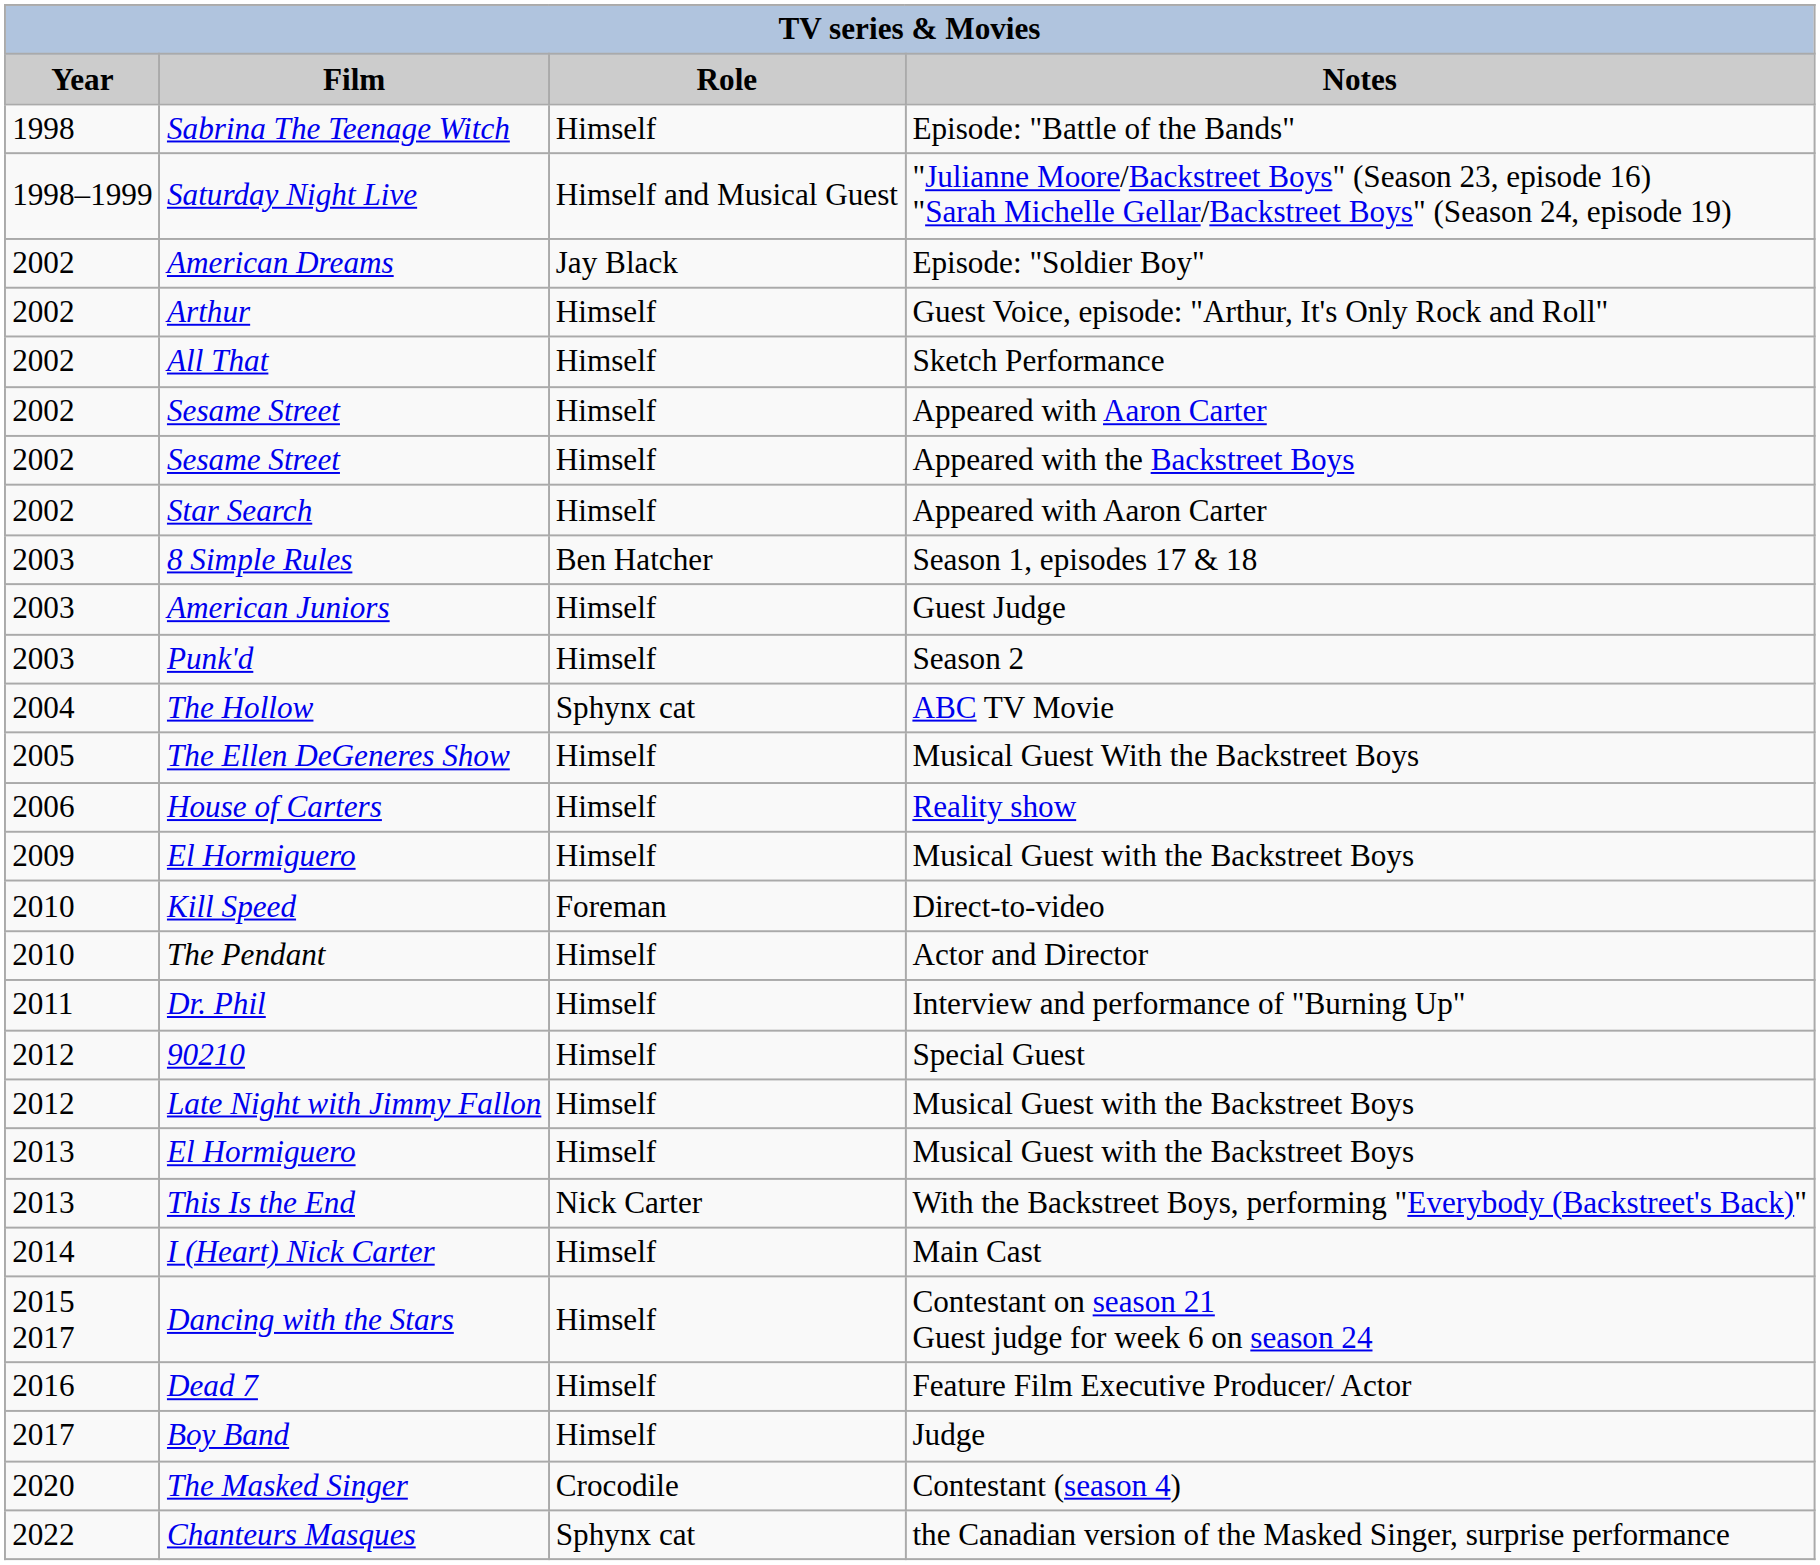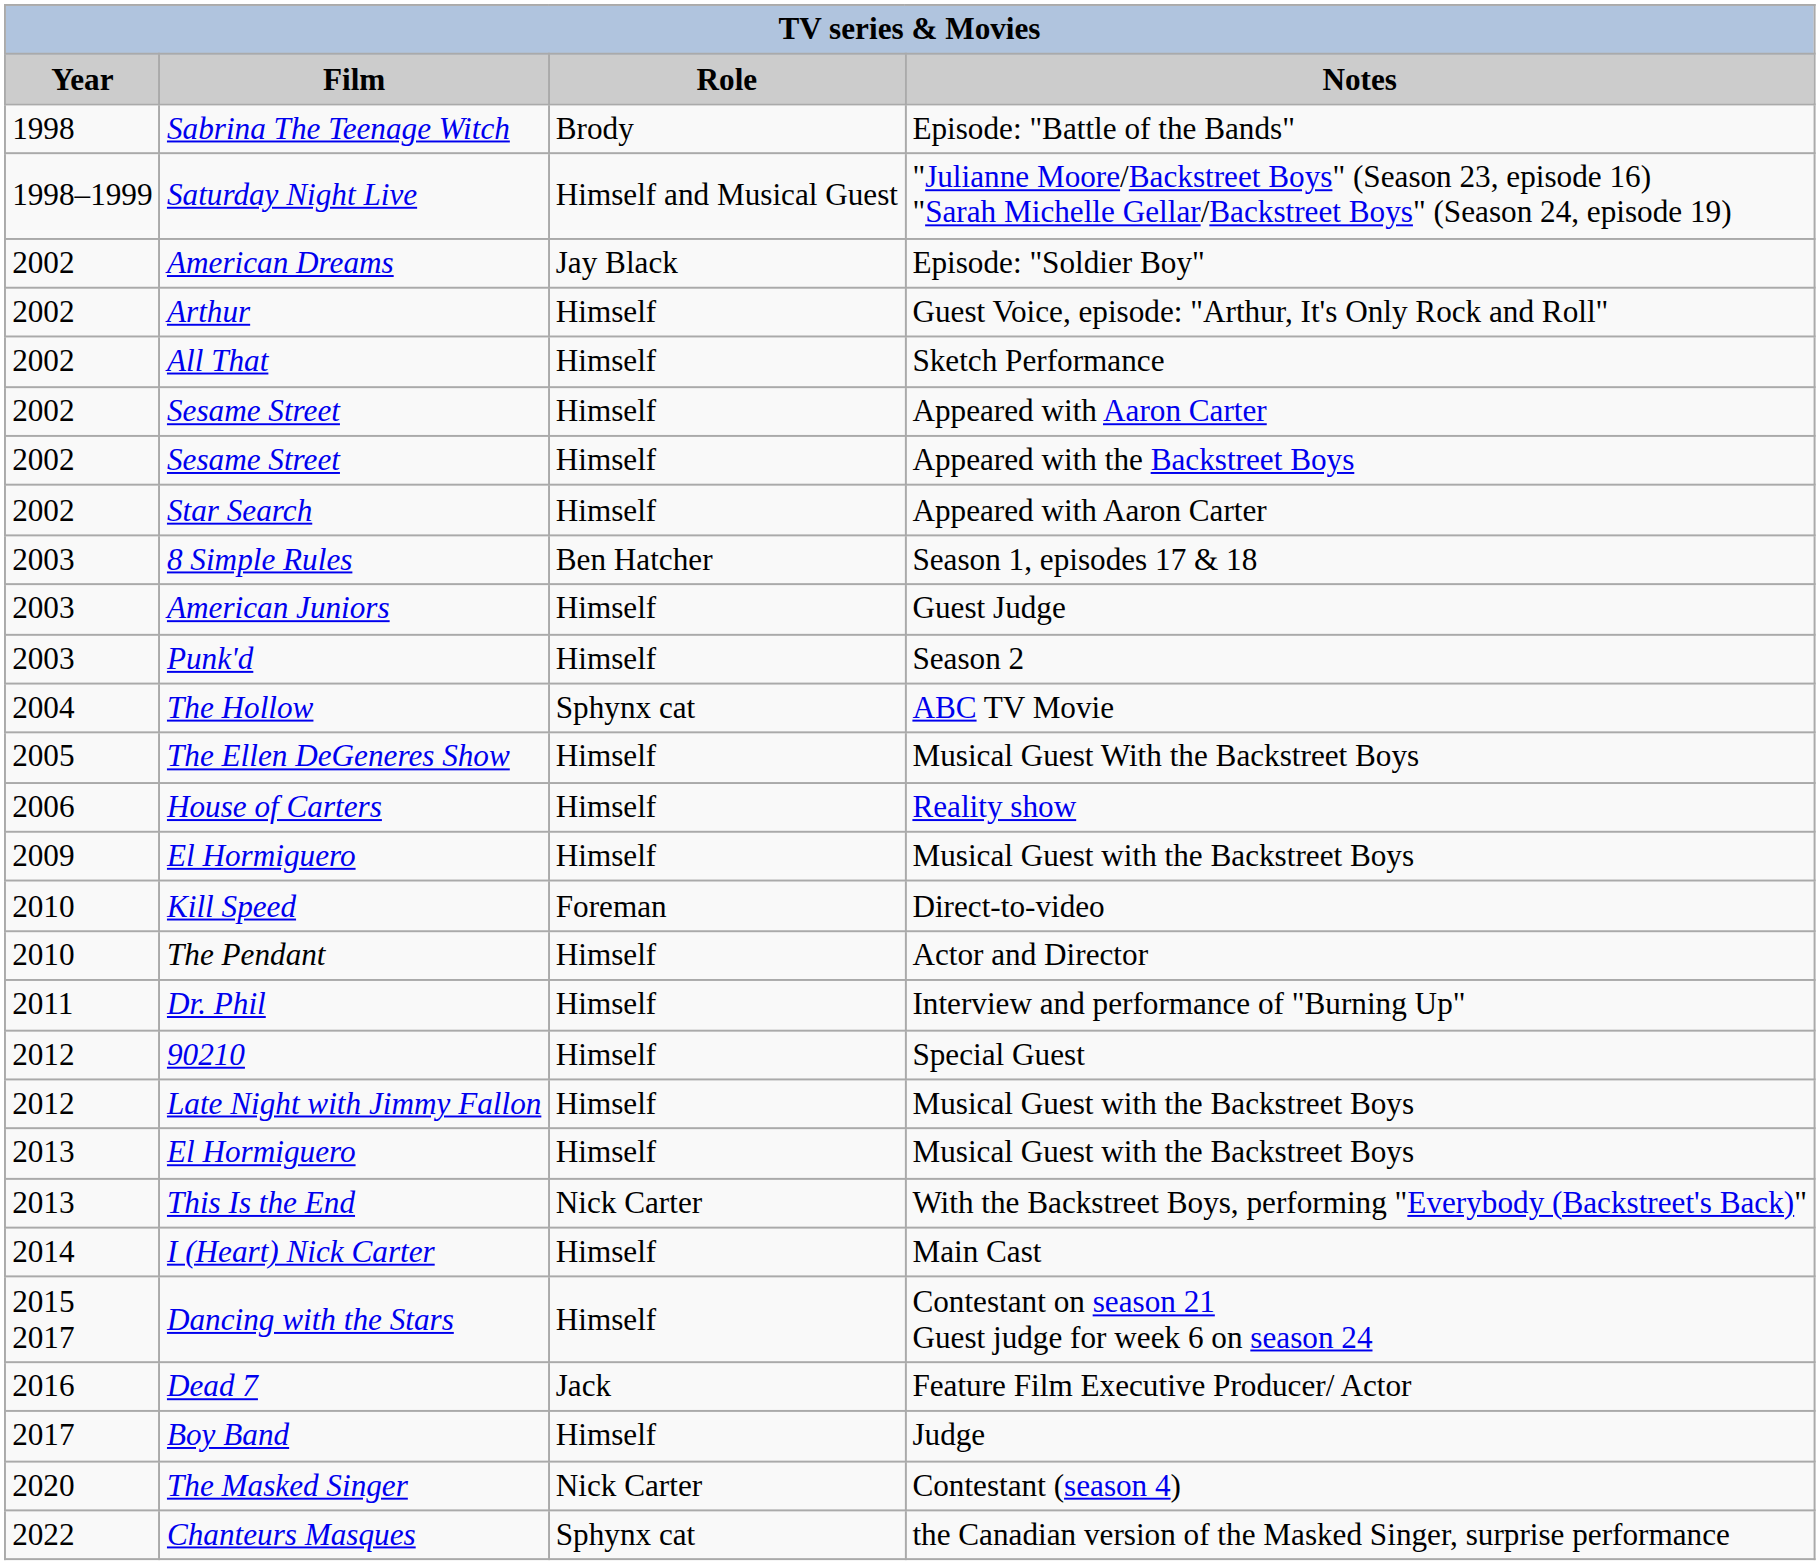(606, 128) Himself -> (595, 128) Brody
(606, 1385) Himself -> (583, 1385) Jack
(617, 1484) Crocodile -> (629, 1484) Nick Carter
